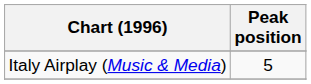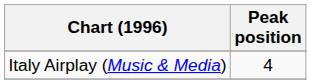(268, 65) 5 -> (268, 65) 4
